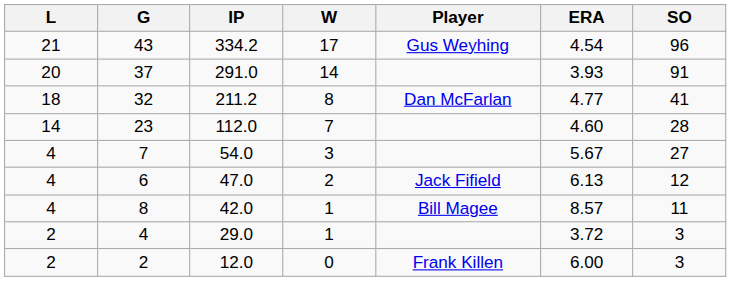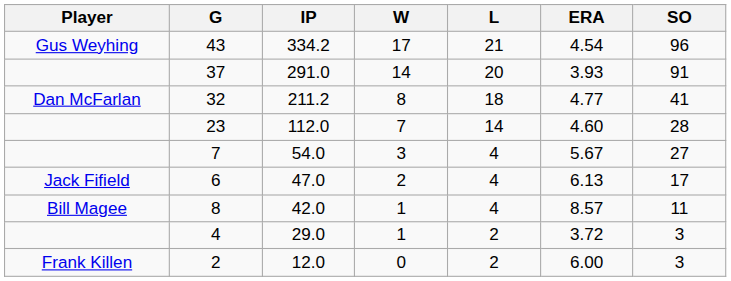columns swapped: (458, 18) <-> (51, 18)
(679, 180) 12 -> (679, 180) 17
